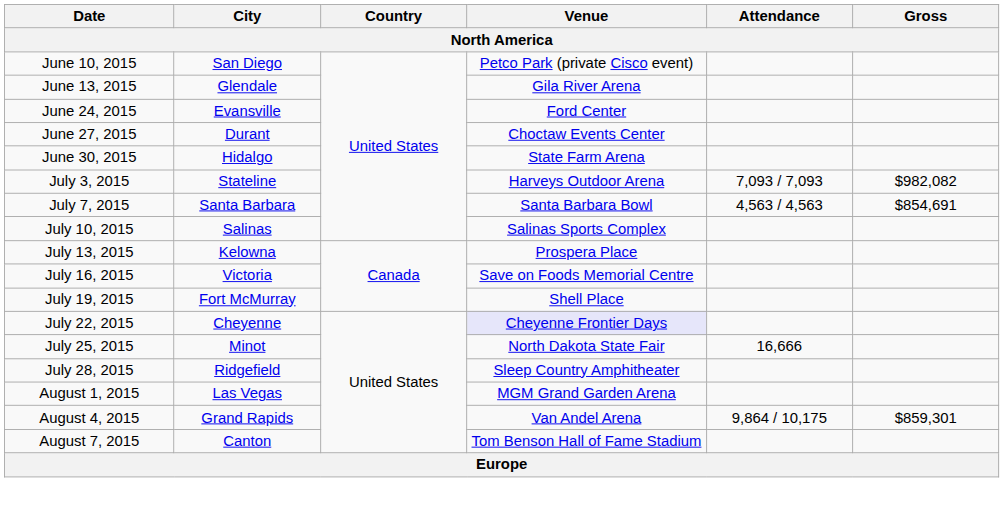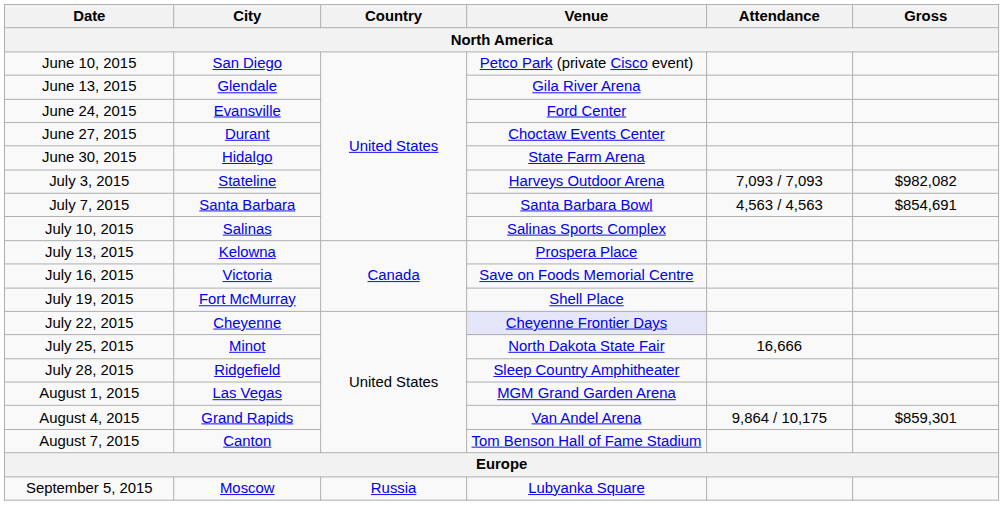+ row: (89, 488)
